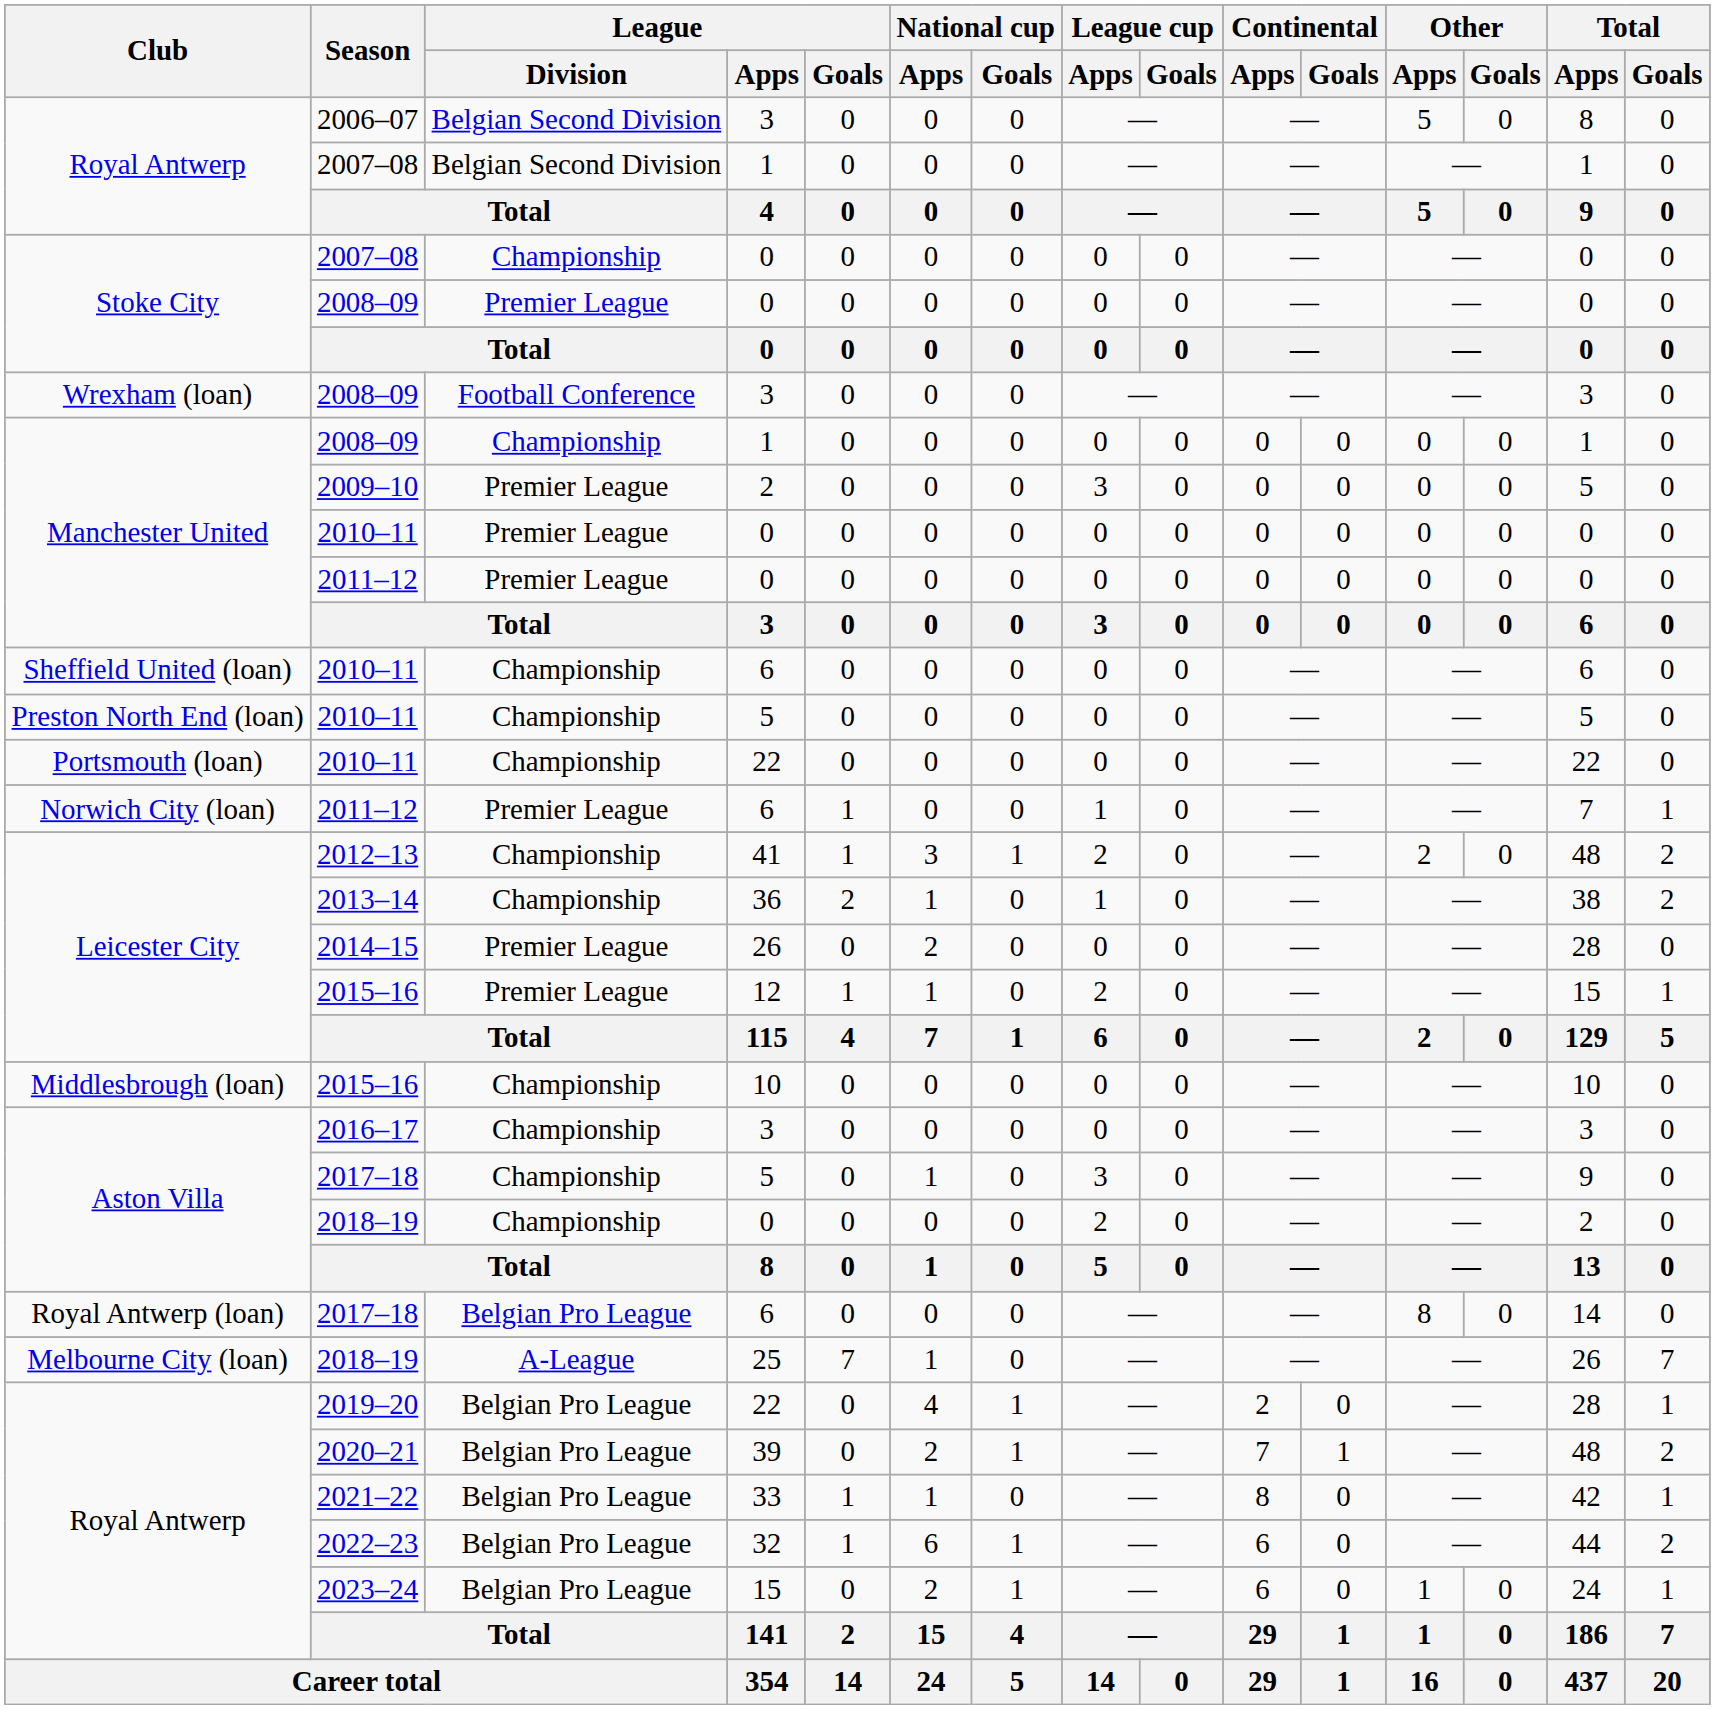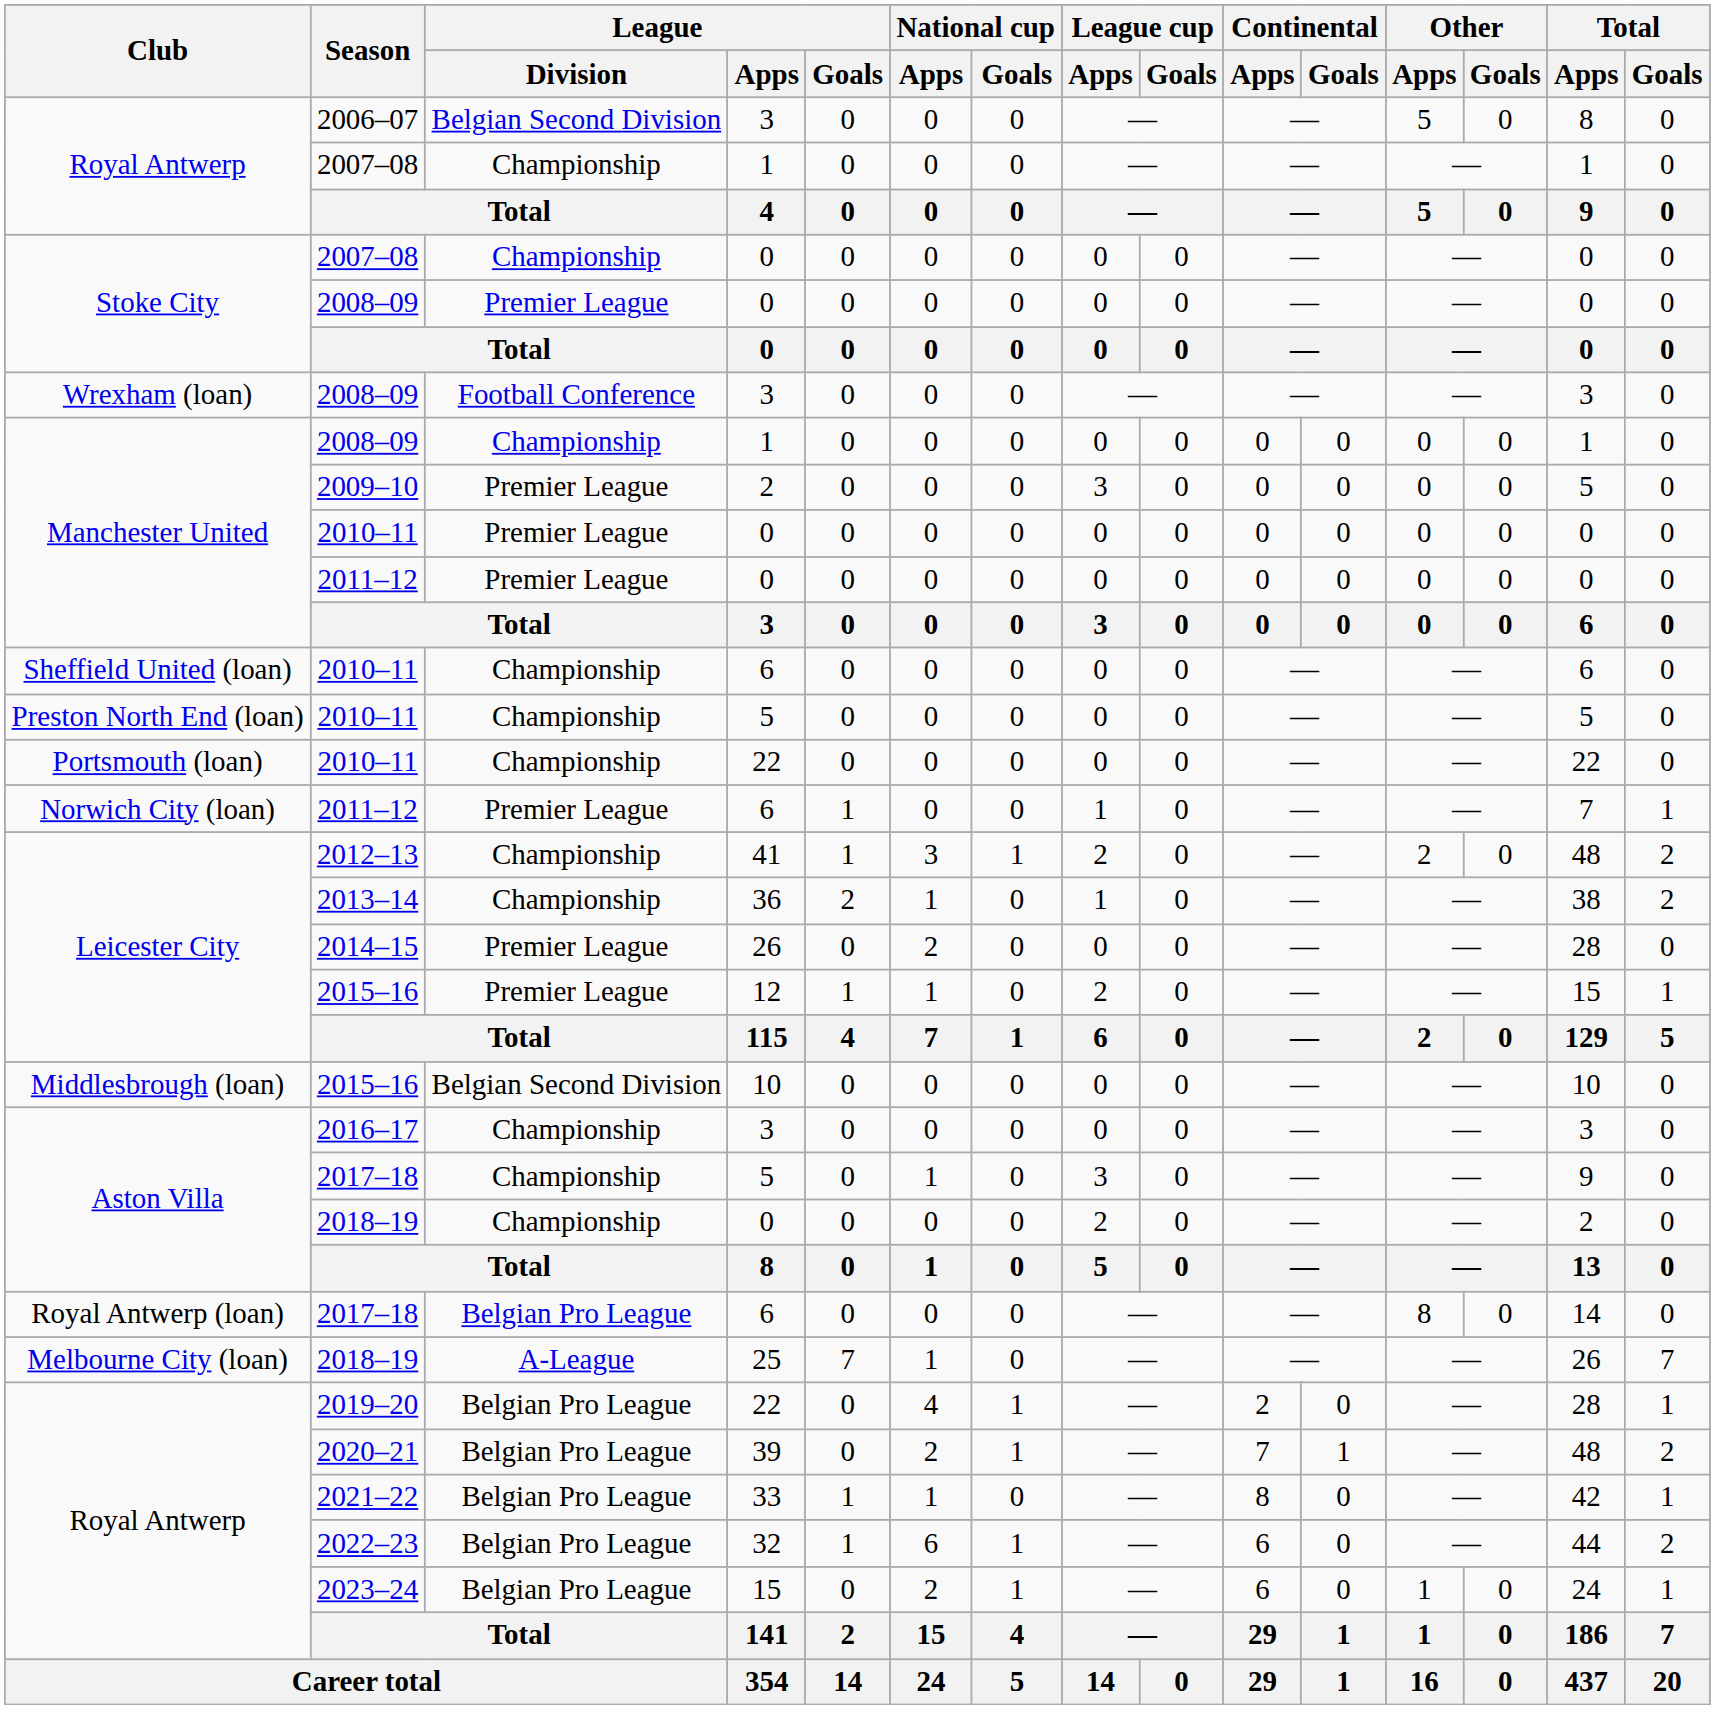(576, 165) Belgian Second Division -> (576, 165) Championship
(576, 1083) Championship -> (576, 1083) Belgian Second Division
